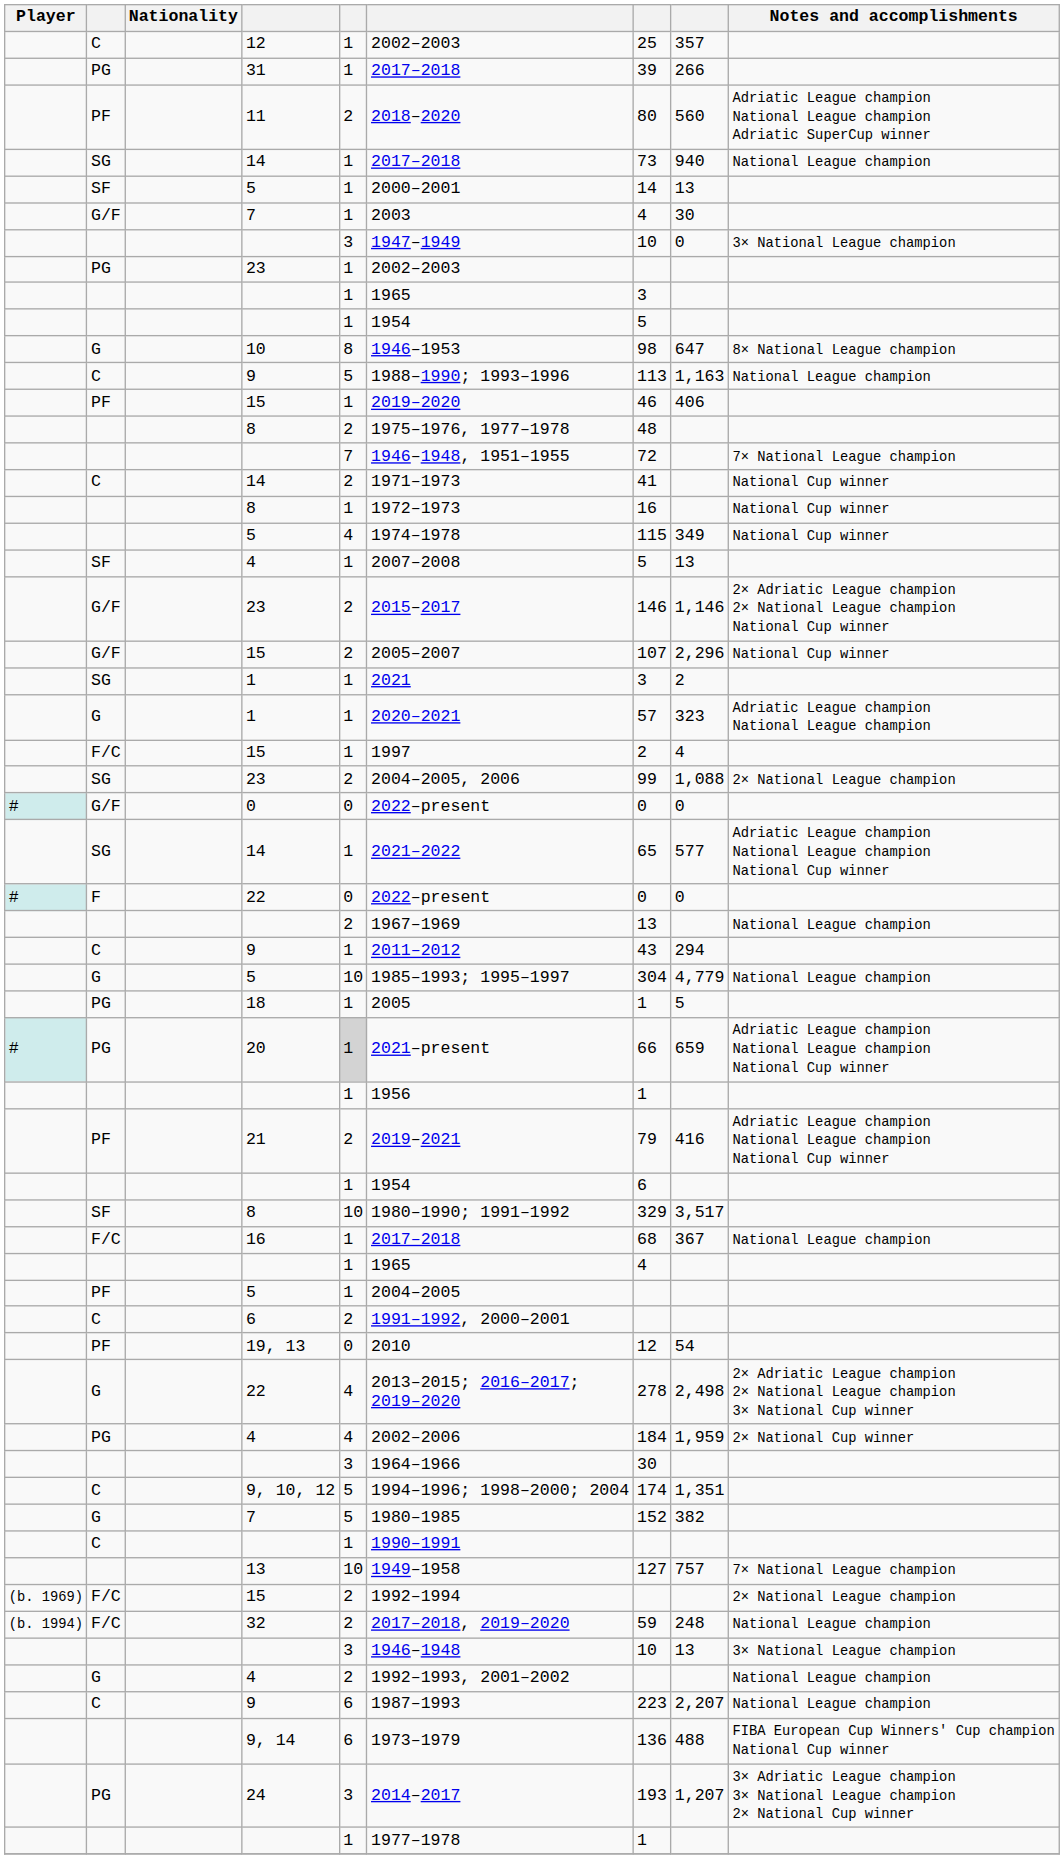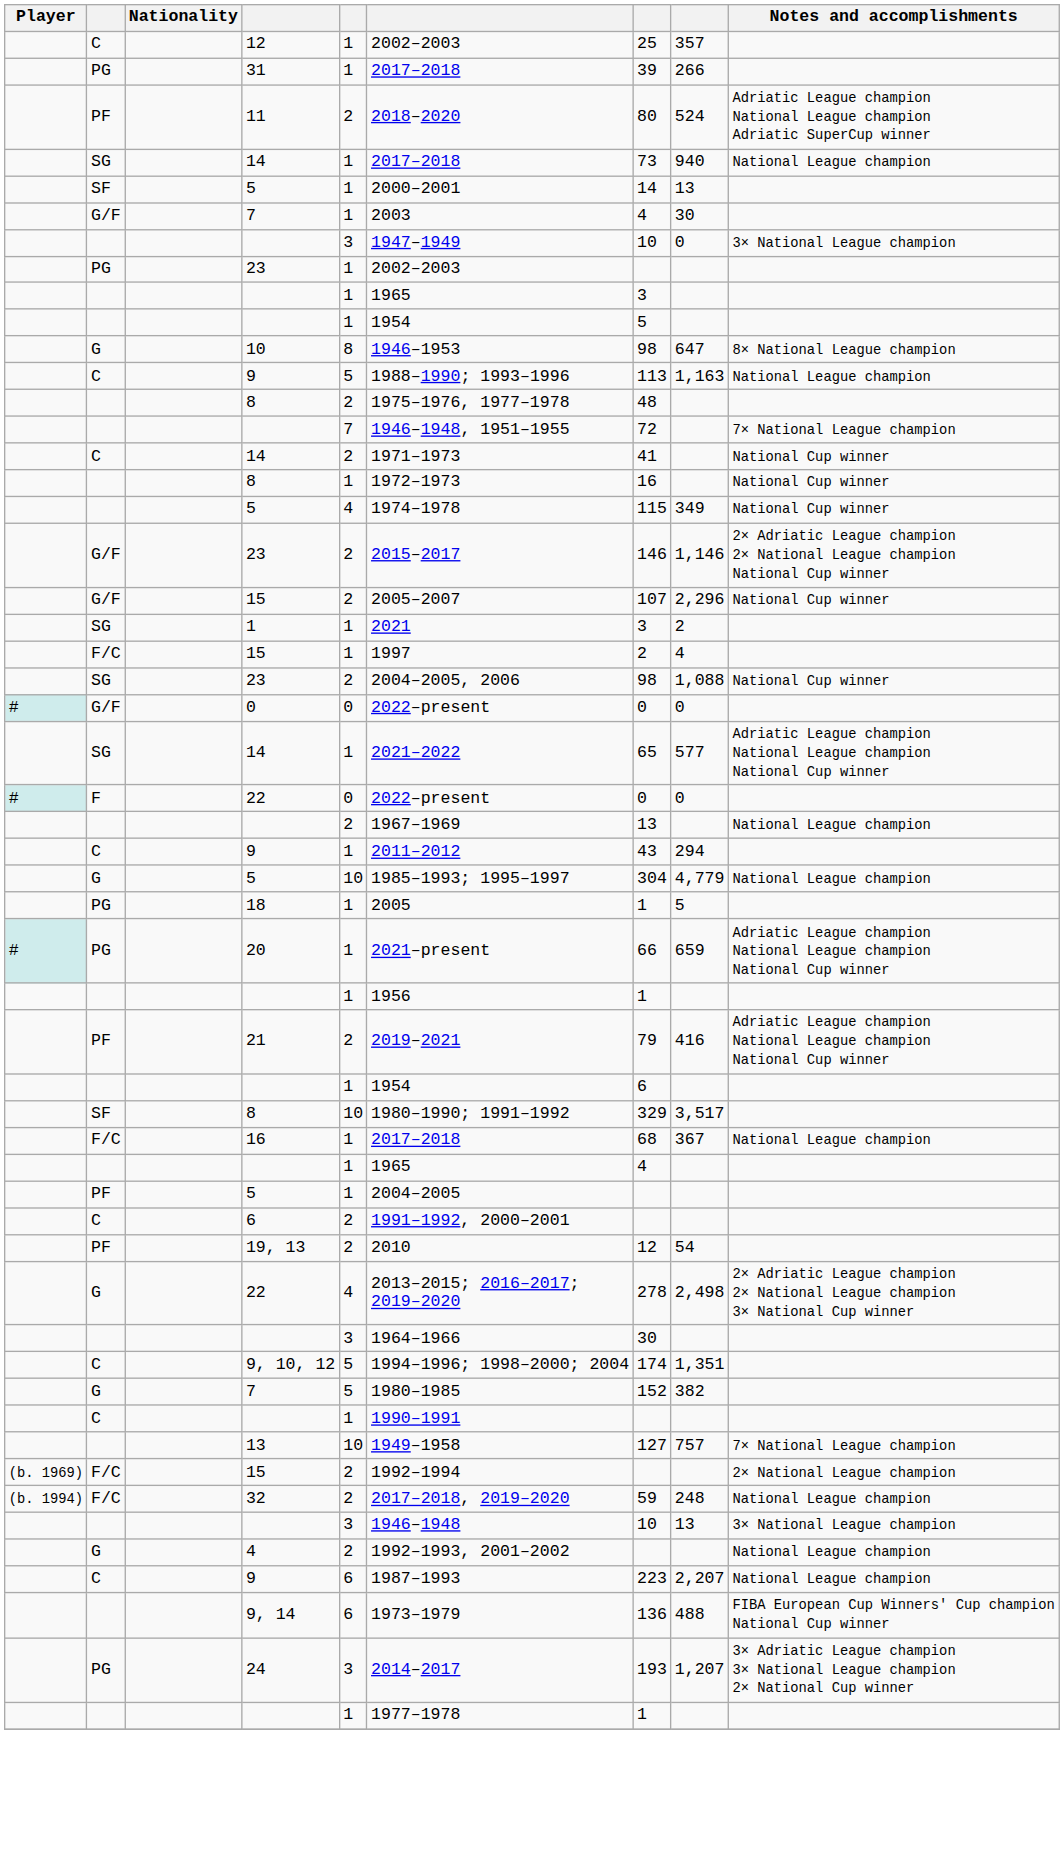(690, 117) 560 -> (690, 117) 524
- row: (101, 403)
- row: (101, 564)
- row: (96, 717)
(647, 780) 99 -> (647, 681) 98
(844, 780) 2× National League champion -> (811, 681) National Cup winner
(348, 1050) lightgrey background -> (348, 951) no background
(348, 1347) 0 -> (348, 1248) 2
- row: (101, 1438)
